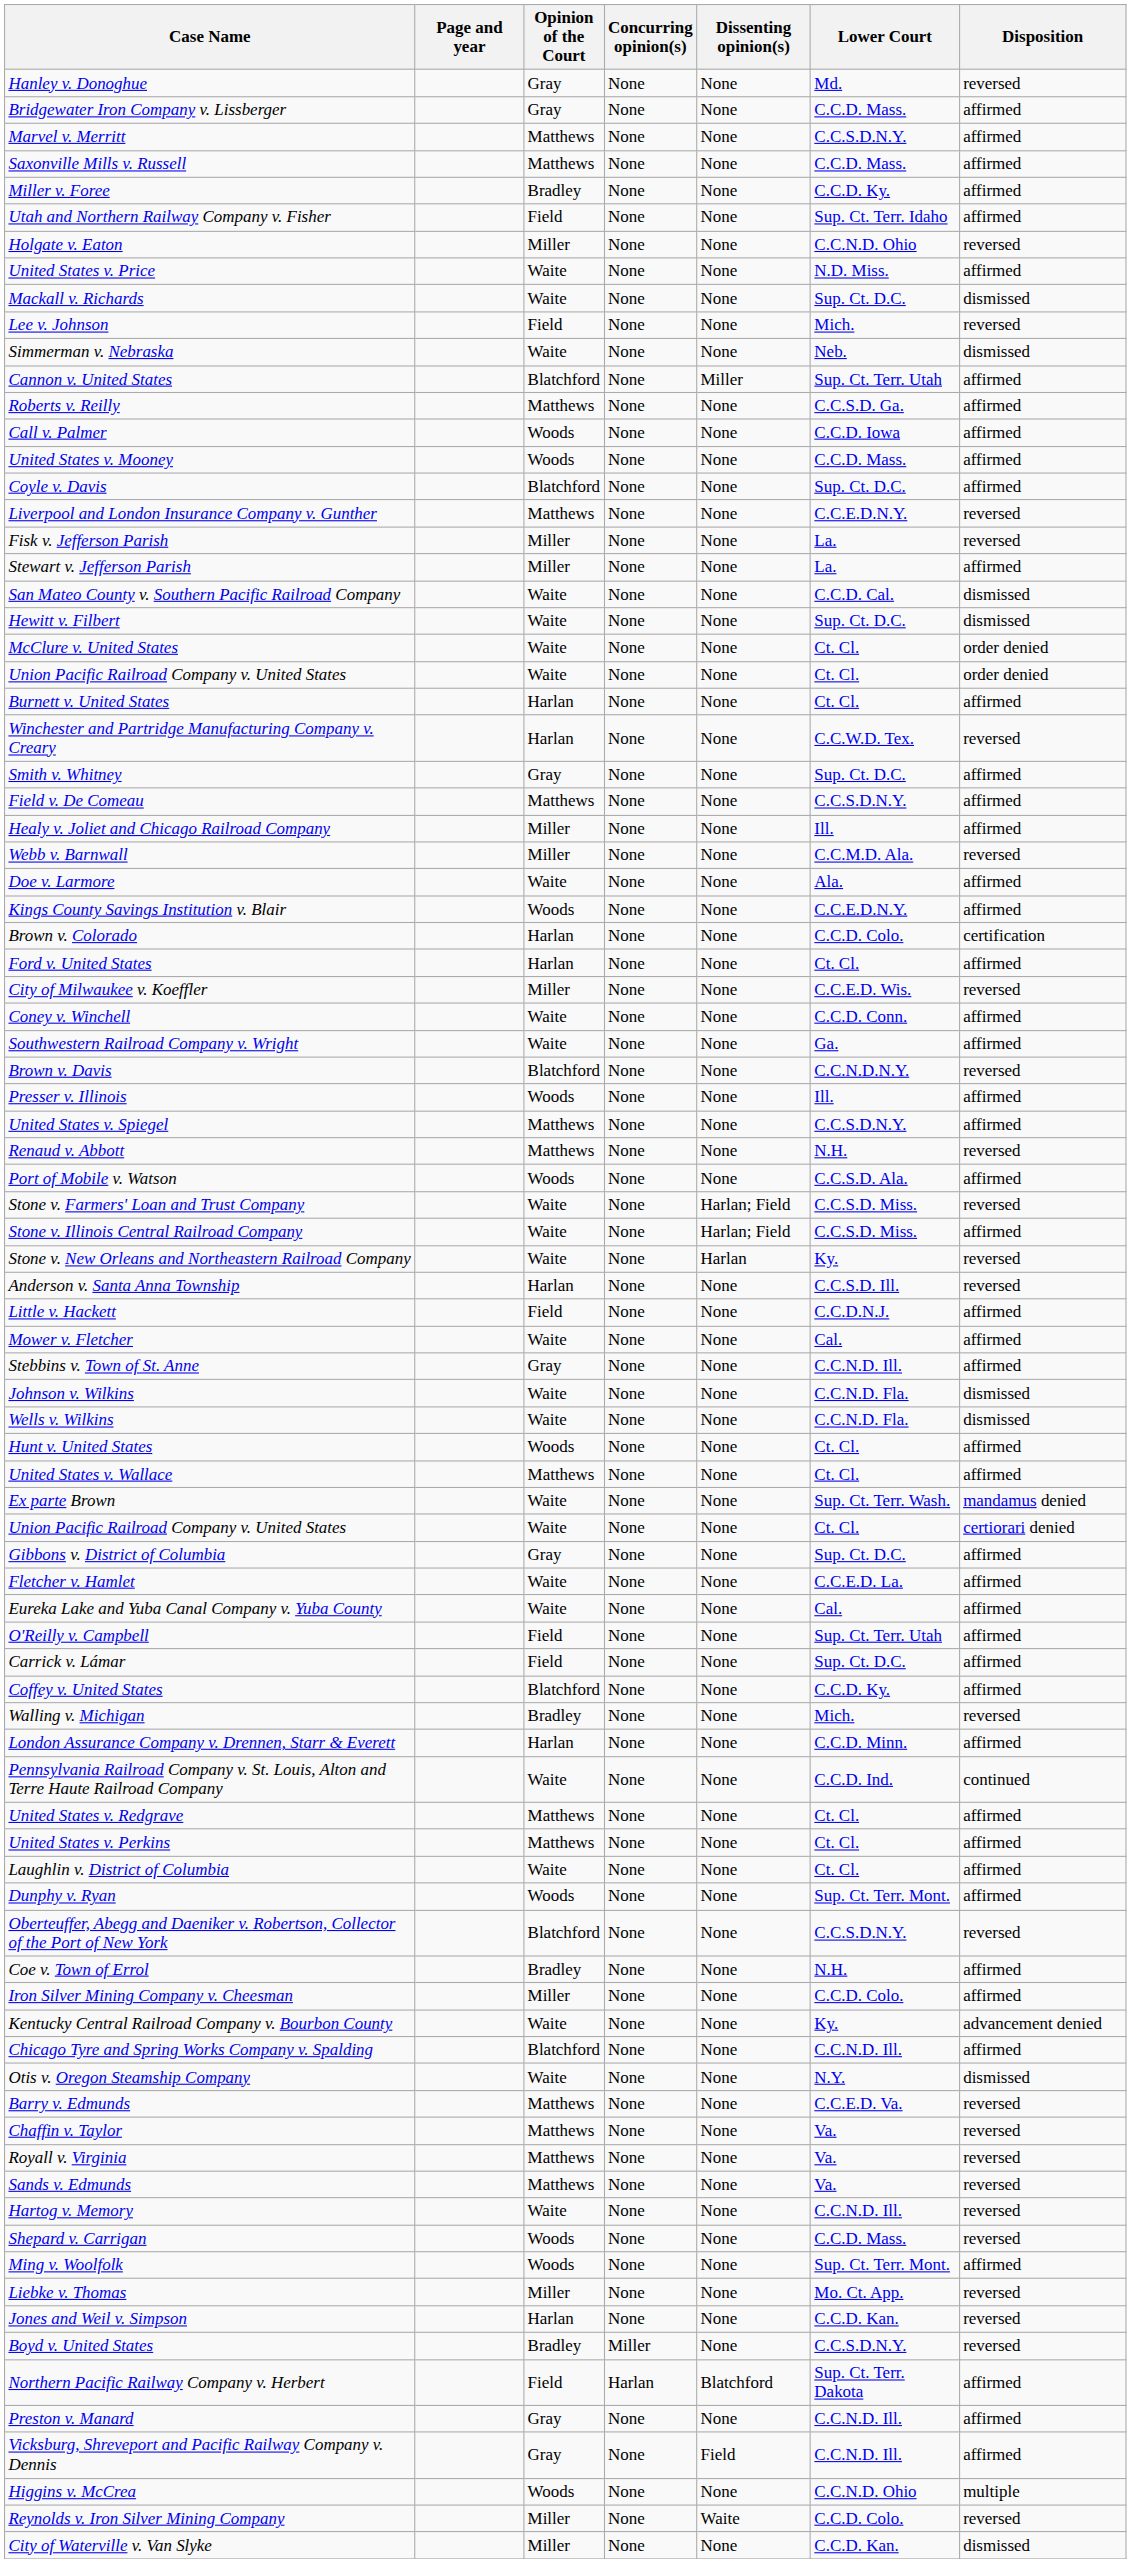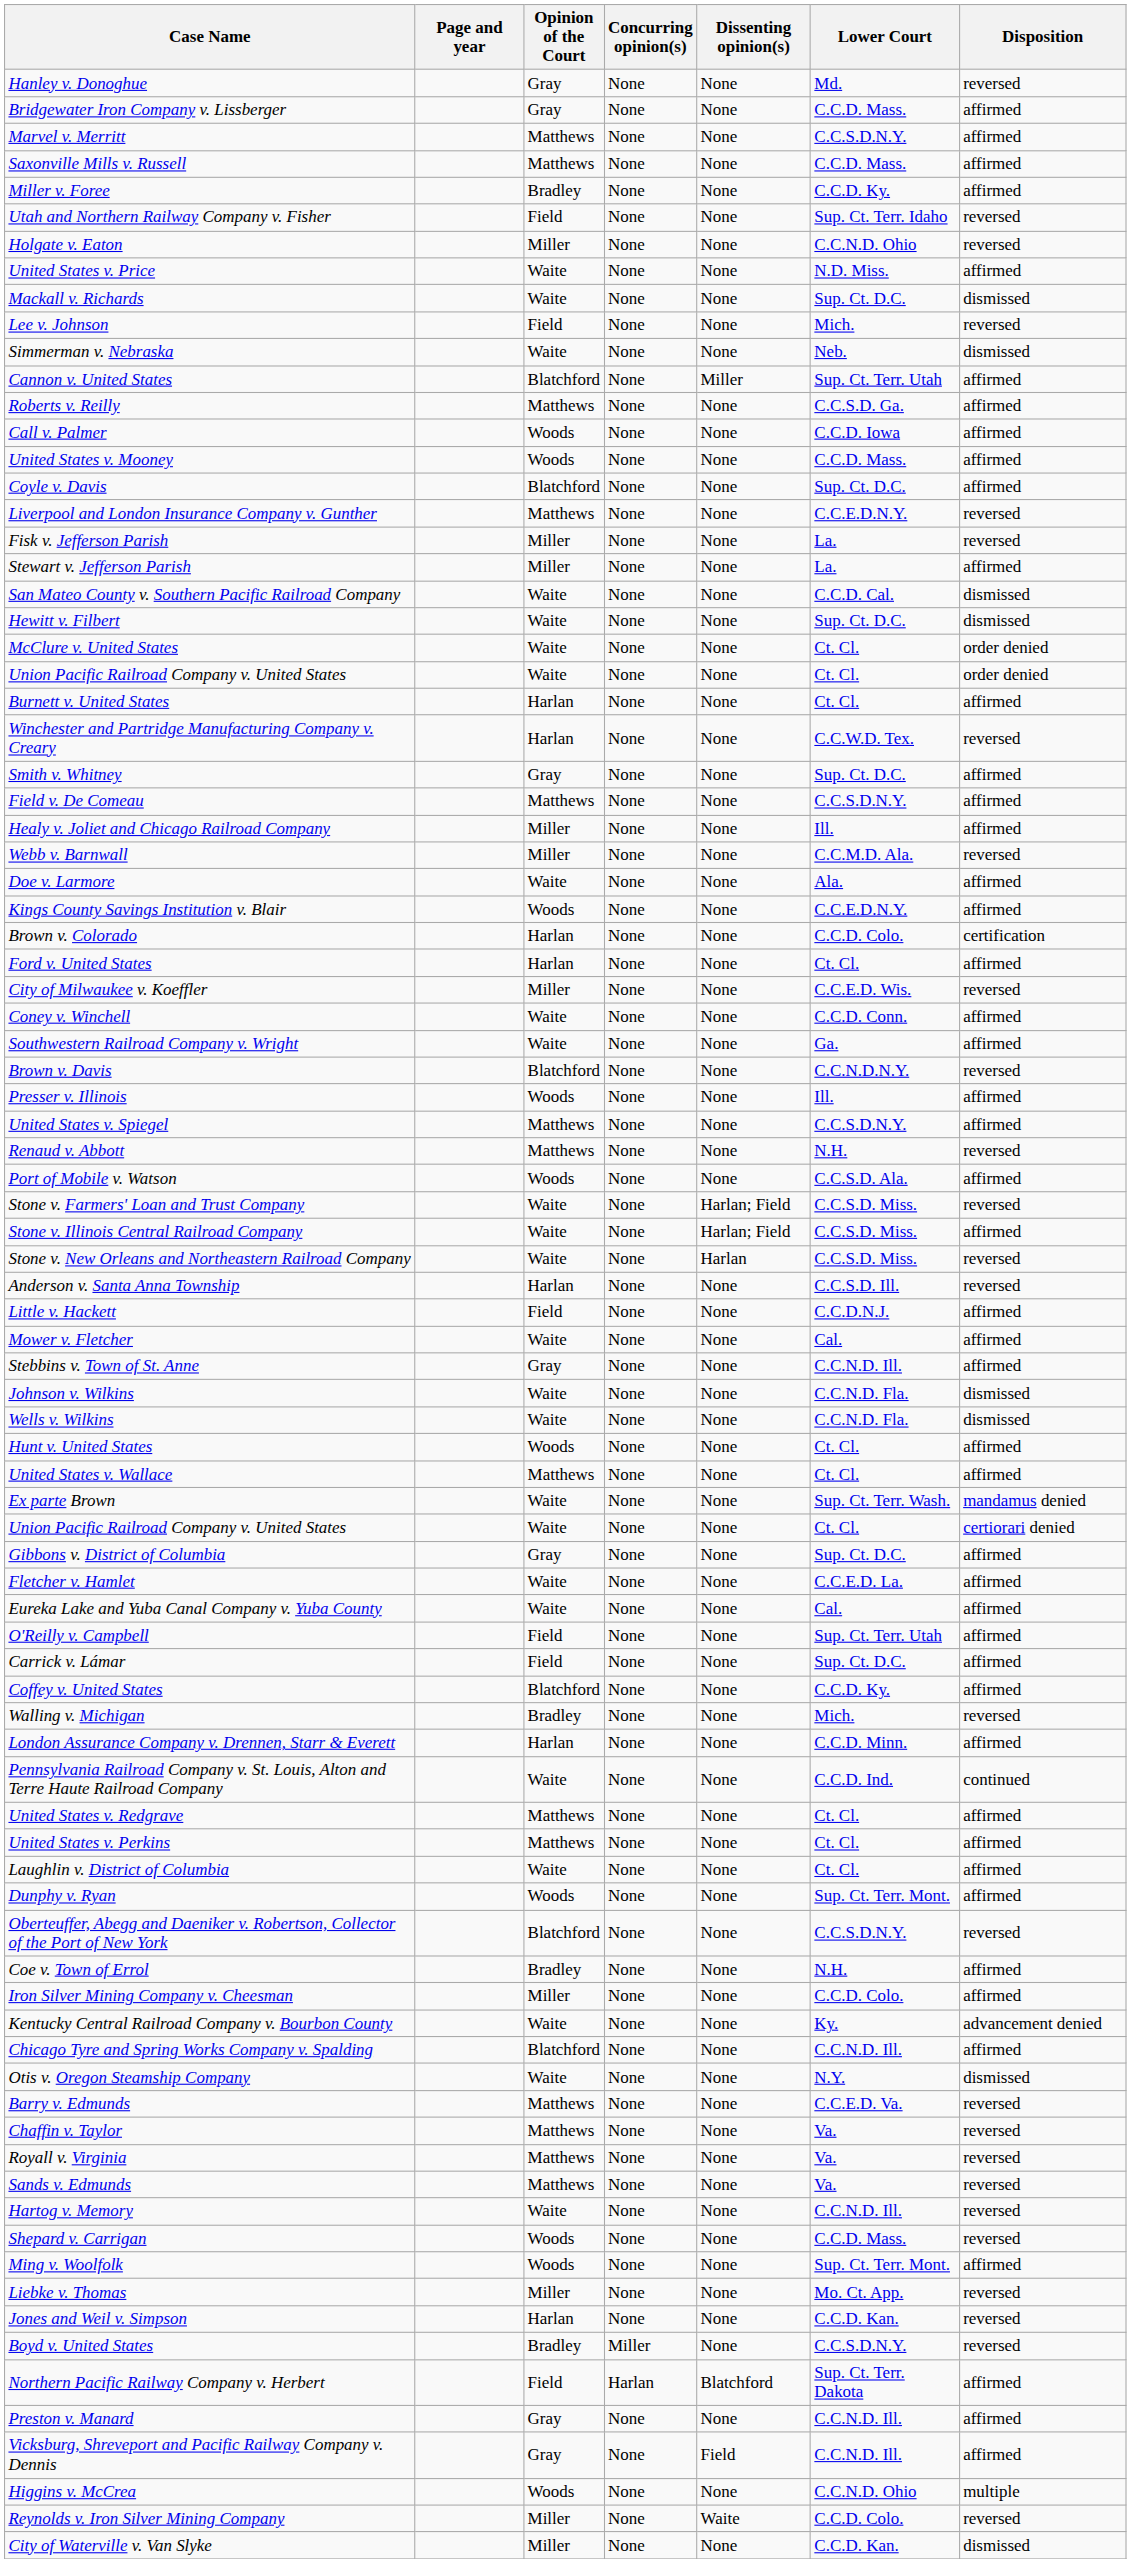(992, 217) affirmed -> (992, 217) reversed
(826, 1258) Ky. -> (866, 1258) C.C.S.D. Miss.
